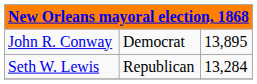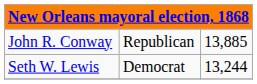(154, 41) Democrat -> (159, 41) Republican
(226, 41) 13,895 -> (226, 41) 13,885
(159, 66) Republican -> (154, 66) Democrat
(226, 66) 13,284 -> (226, 66) 13,244
